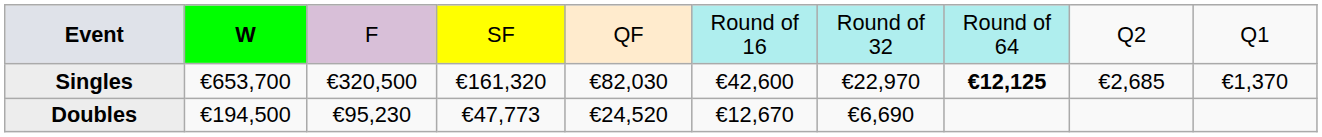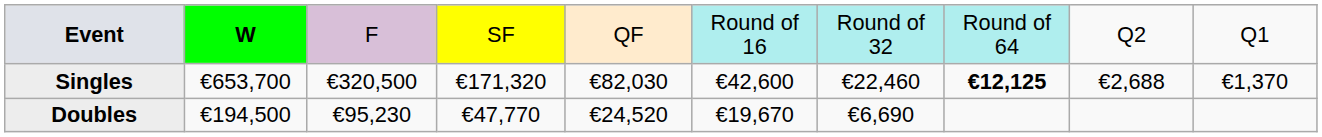(501, 81) €161,320 -> (501, 81) €171,320
(881, 81) €22,970 -> (881, 81) €22,460
(1132, 81) €2,685 -> (1132, 81) €2,688
(501, 115) €47,773 -> (501, 115) €47,770
(755, 115) €12,670 -> (755, 115) €19,670
